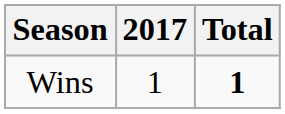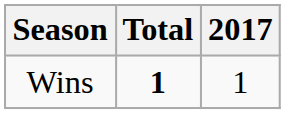columns swapped: (155, 30) <-> (237, 30)
